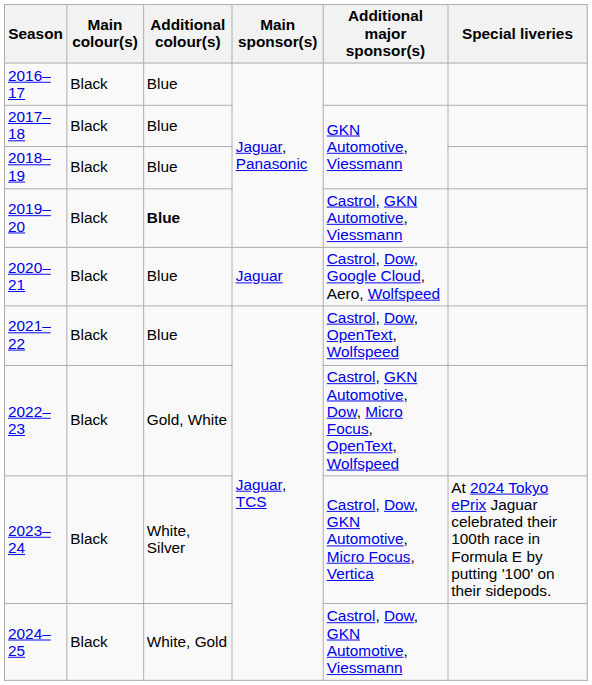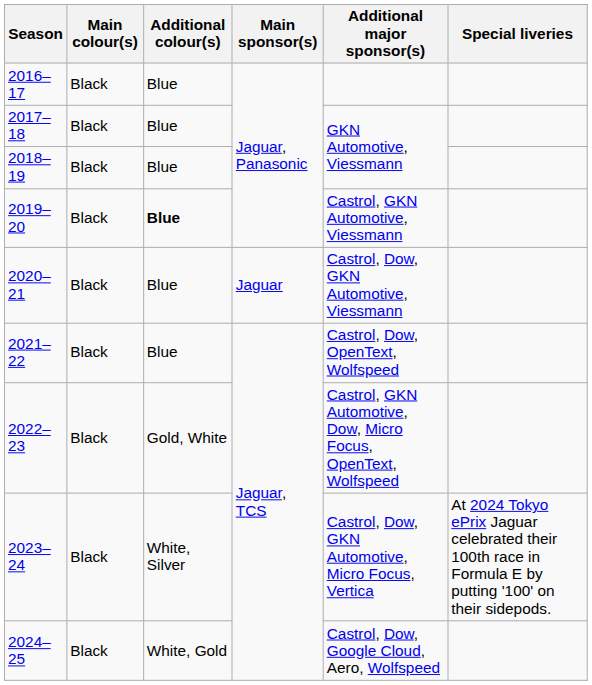(383, 276) Castrol, Dow, Google Cloud, Aero, Wolfspeed -> (372, 285) Castrol, Dow, GKN Automotive, Viessmann
(372, 642) Castrol, Dow, GKN Automotive, Viessmann -> (383, 650) Castrol, Dow, Google Cloud, Aero, Wolfspeed
